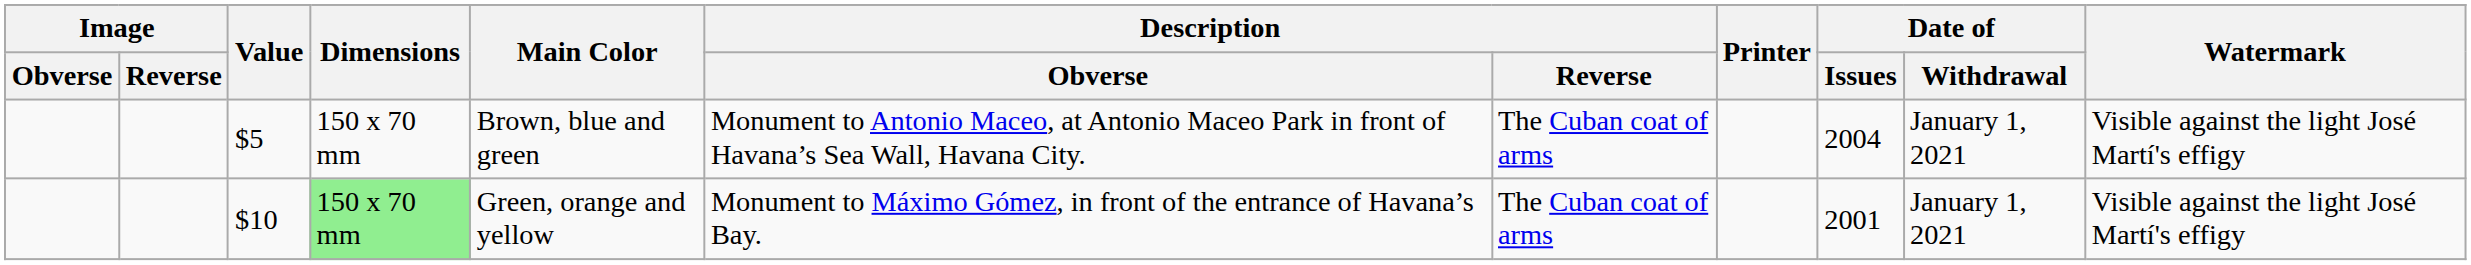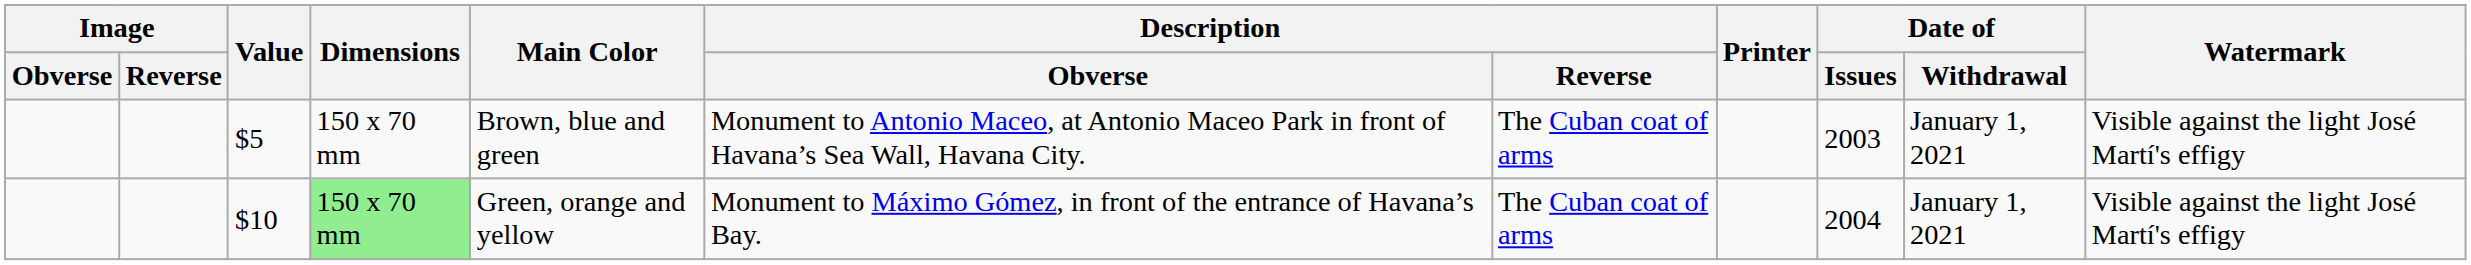(1853, 138) 2004 -> (1853, 138) 2003
(1853, 218) 2001 -> (1853, 218) 2004
